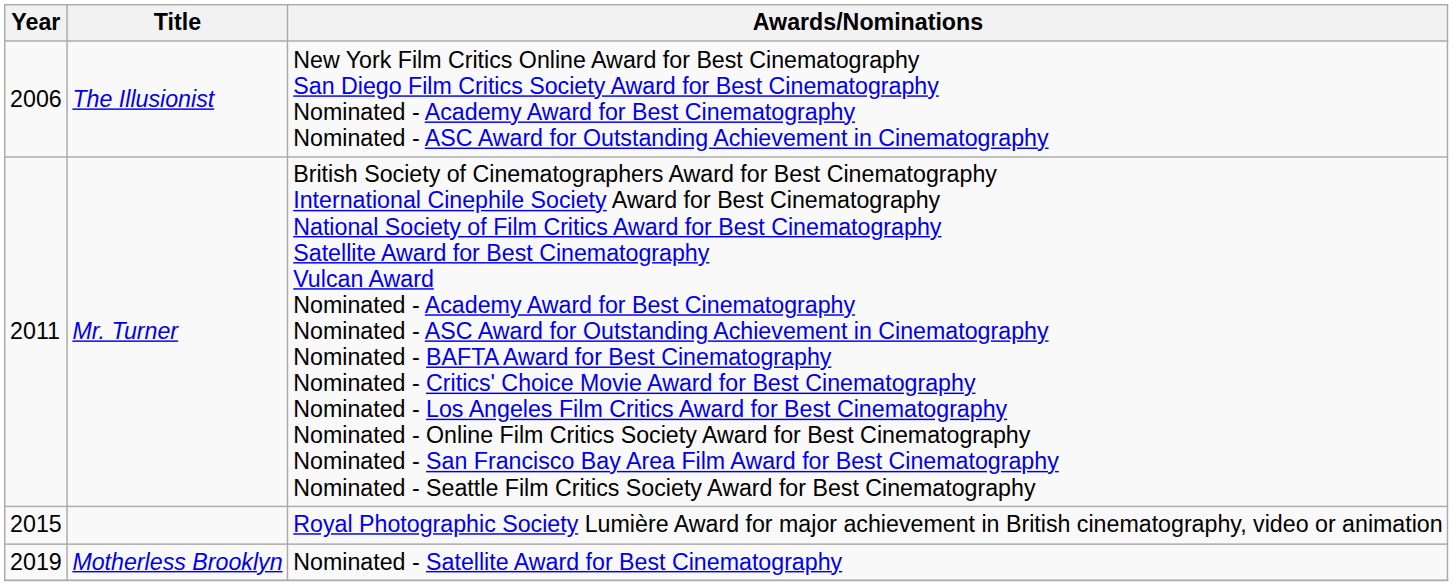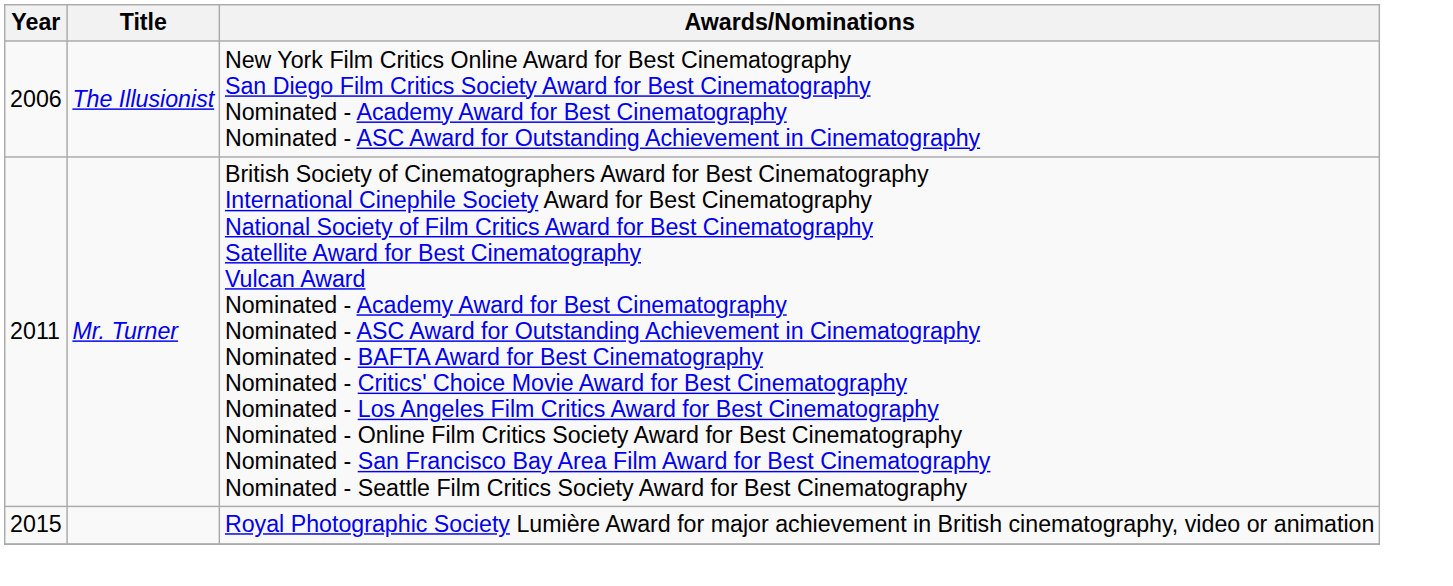- row: (177, 561)
